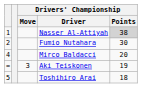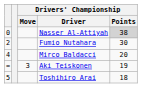(8, 32) 1 -> (8, 32) 0
